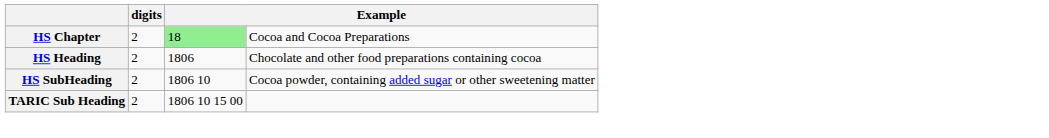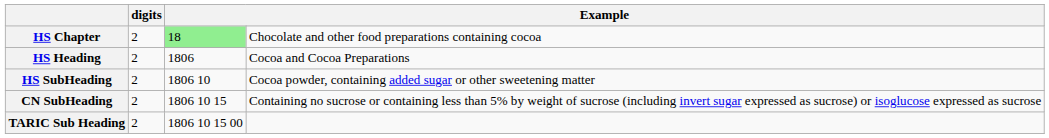(329, 37) Cocoa and Cocoa Preparations -> (395, 37) Chocolate and other food preparations containing cocoa
(395, 58) Chocolate and other food preparations containing cocoa -> (329, 58) Cocoa and Cocoa Preparations
+ row: (67, 101)
